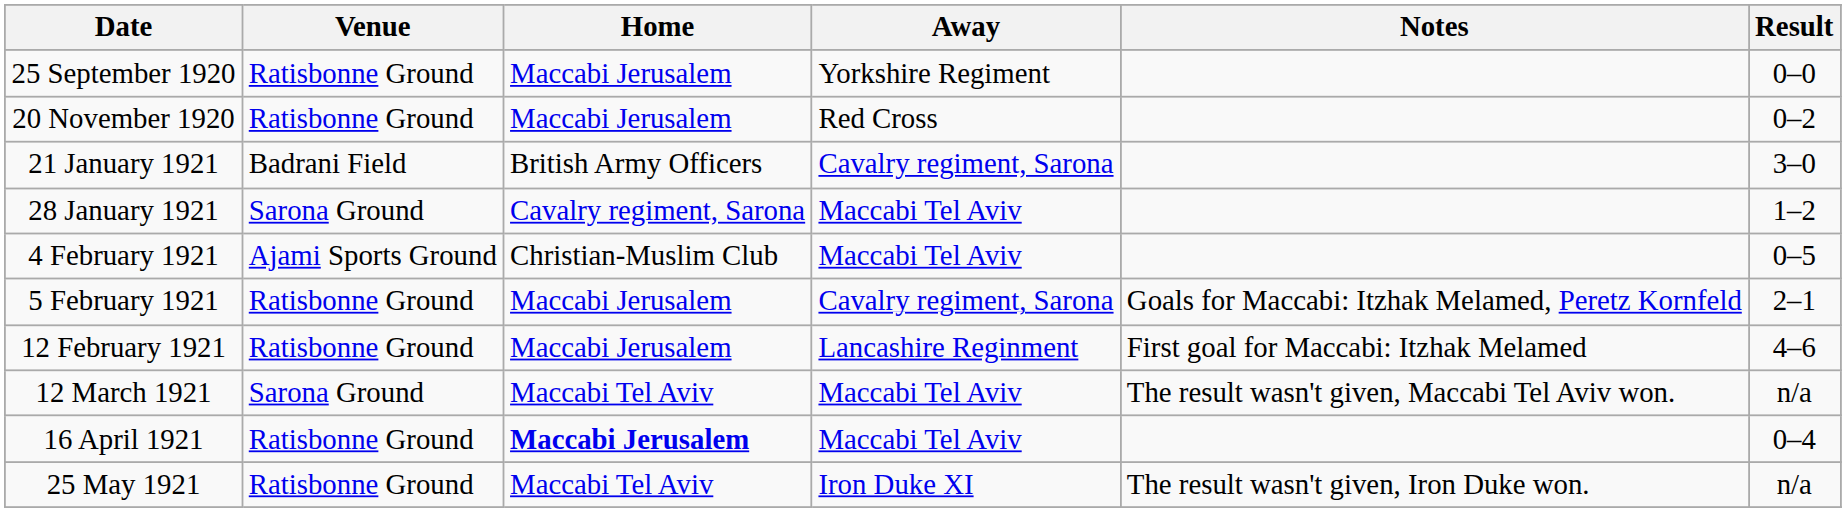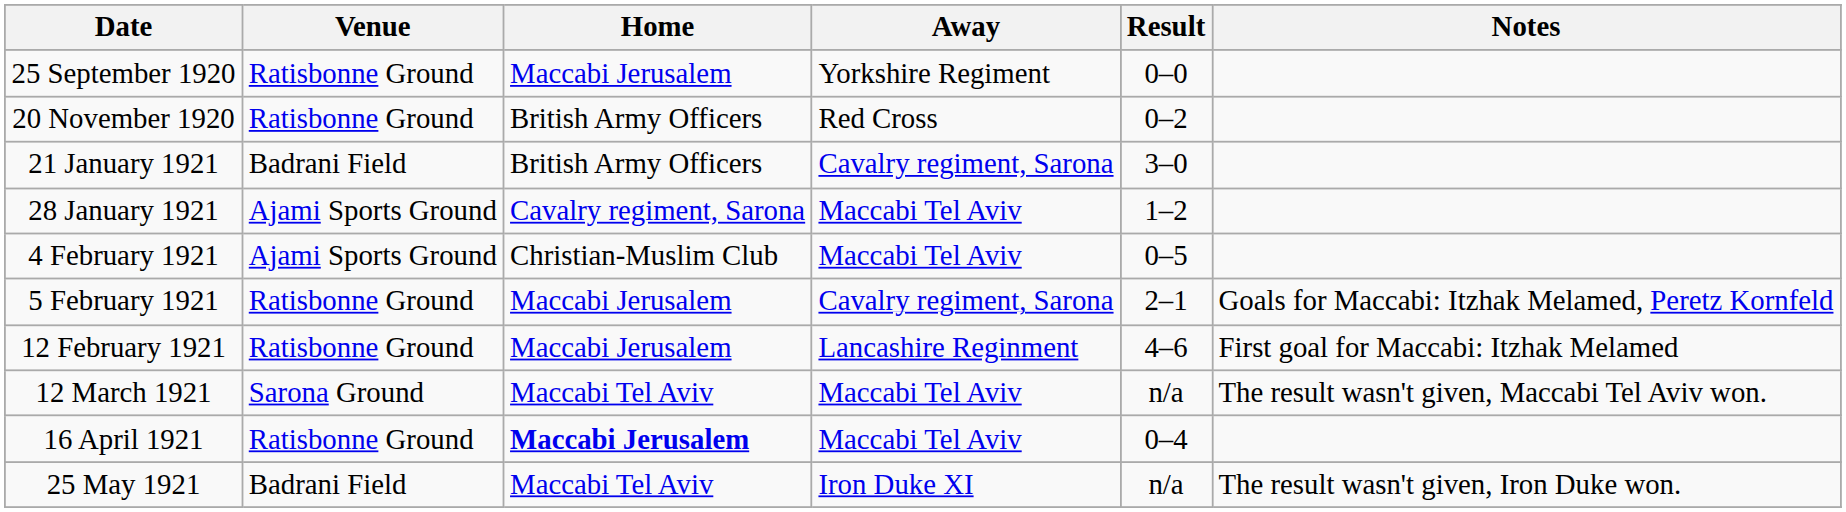columns swapped: (1794, 27) <-> (1434, 27)
(621, 118) Maccabi Jerusalem -> (636, 118) British Army Officers
(336, 210) Sarona Ground -> (373, 210) Ajami Sports Ground
(361, 484) Ratisbonne Ground -> (328, 484) Badrani Field
